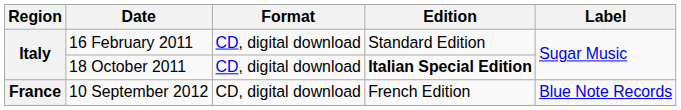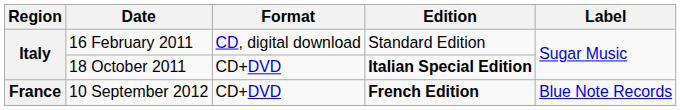(288, 67) CD, digital download -> (248, 67) CD+DVD
(288, 92) CD, digital download -> (248, 92) CD+DVD
(419, 92) normal -> (424, 92) bold
